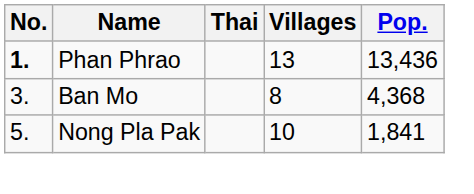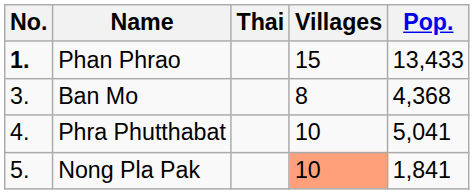(282, 59) 13 -> (308, 59) 15
(403, 59) 13,436 -> (428, 59) 13,433
+ row: (142, 133)
(282, 133) no background -> (308, 170) lightsalmon background
